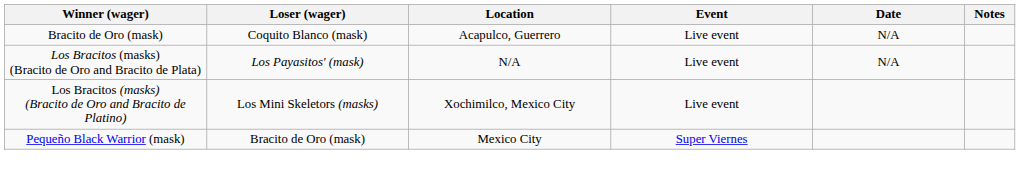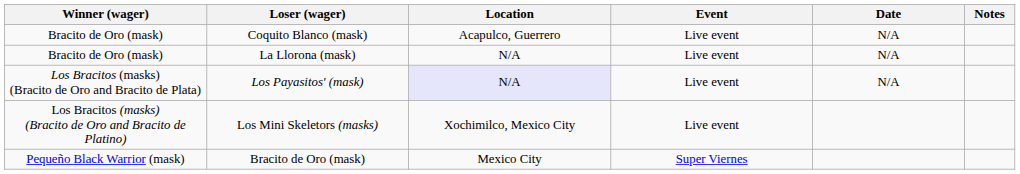+ row: (308, 55)
(510, 62) no background -> (510, 82) lavender background
